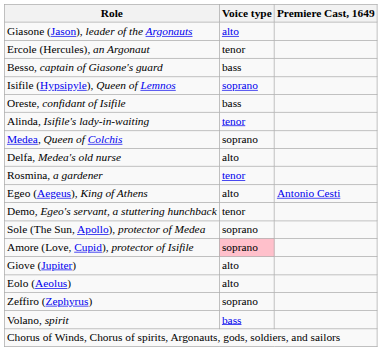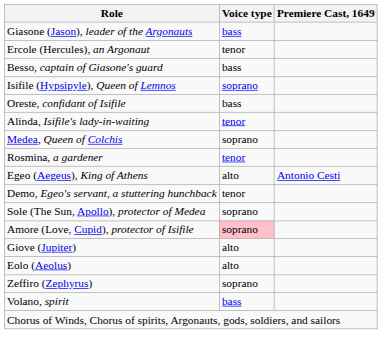(230, 31) alto -> (232, 31) bass
- row: (64, 157)
